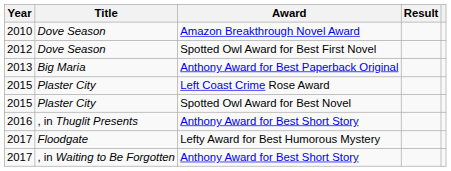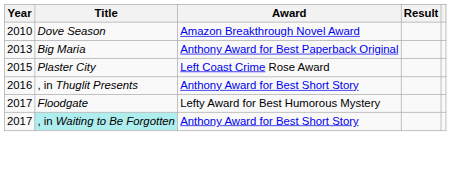- row: (20, 49)
- row: (20, 103)
(106, 157) no background -> (106, 121) paleturquoise background
